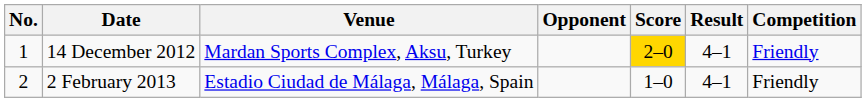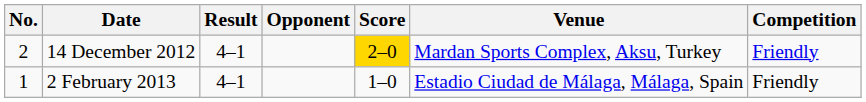columns swapped: (369, 19) <-> (717, 19)
(23, 50) 1 -> (23, 50) 2
(23, 81) 2 -> (23, 81) 1
